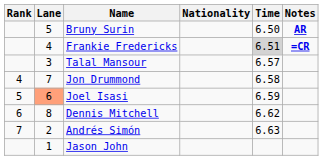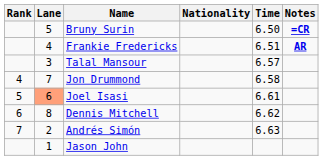(300, 30) AR -> (300, 30) =CR
(268, 46) lightgrey background -> (268, 46) no background
(300, 46) =CR -> (300, 46) AR
(268, 96) 6.59 -> (268, 96) 6.61
